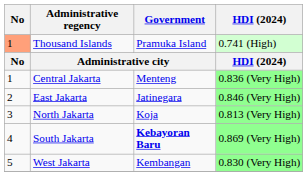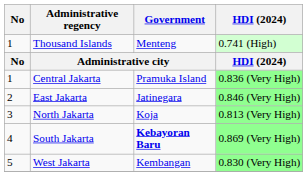(10, 43) lightsalmon background -> (10, 43) no background
(171, 43) Pramuka Island -> (156, 43) Menteng
(156, 79) Menteng -> (171, 79) Pramuka Island
